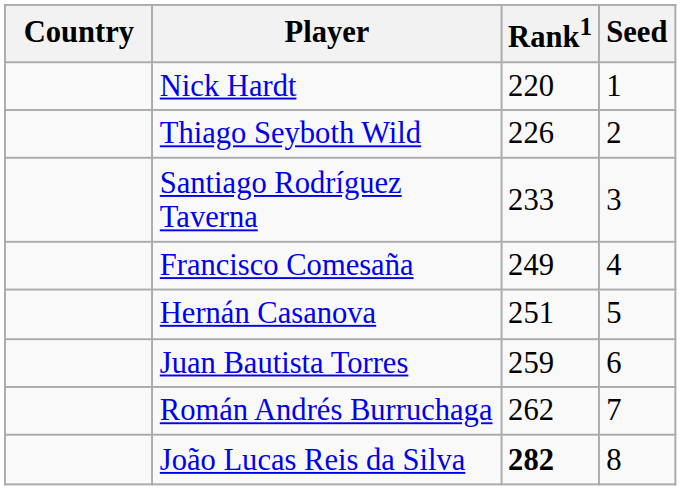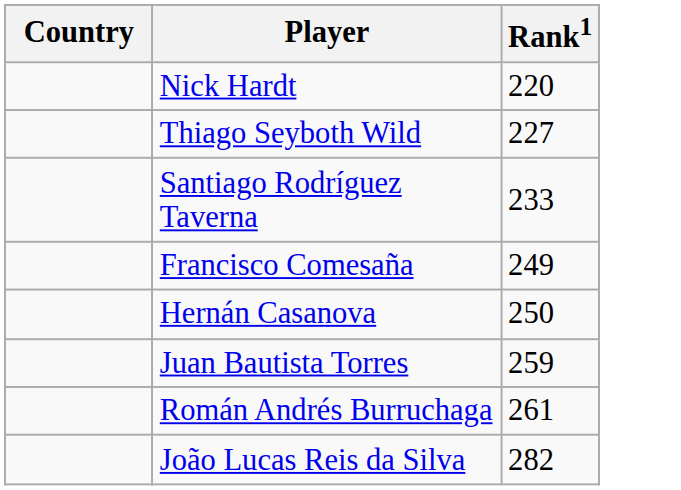- column: (637, 32)
(531, 133) 226 -> (531, 133) 227
(531, 313) 251 -> (531, 313) 250
(531, 410) 262 -> (531, 410) 261
(531, 459) bold -> (531, 459) normal
